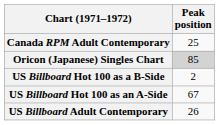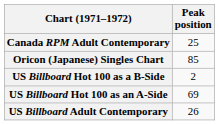(193, 59) lightgrey background -> (193, 59) no background
(193, 94) 67 -> (193, 94) 69
